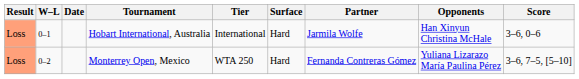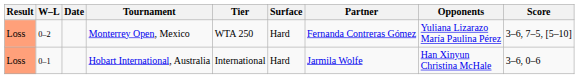rows swapped: (149, 33) <-> (139, 60)
